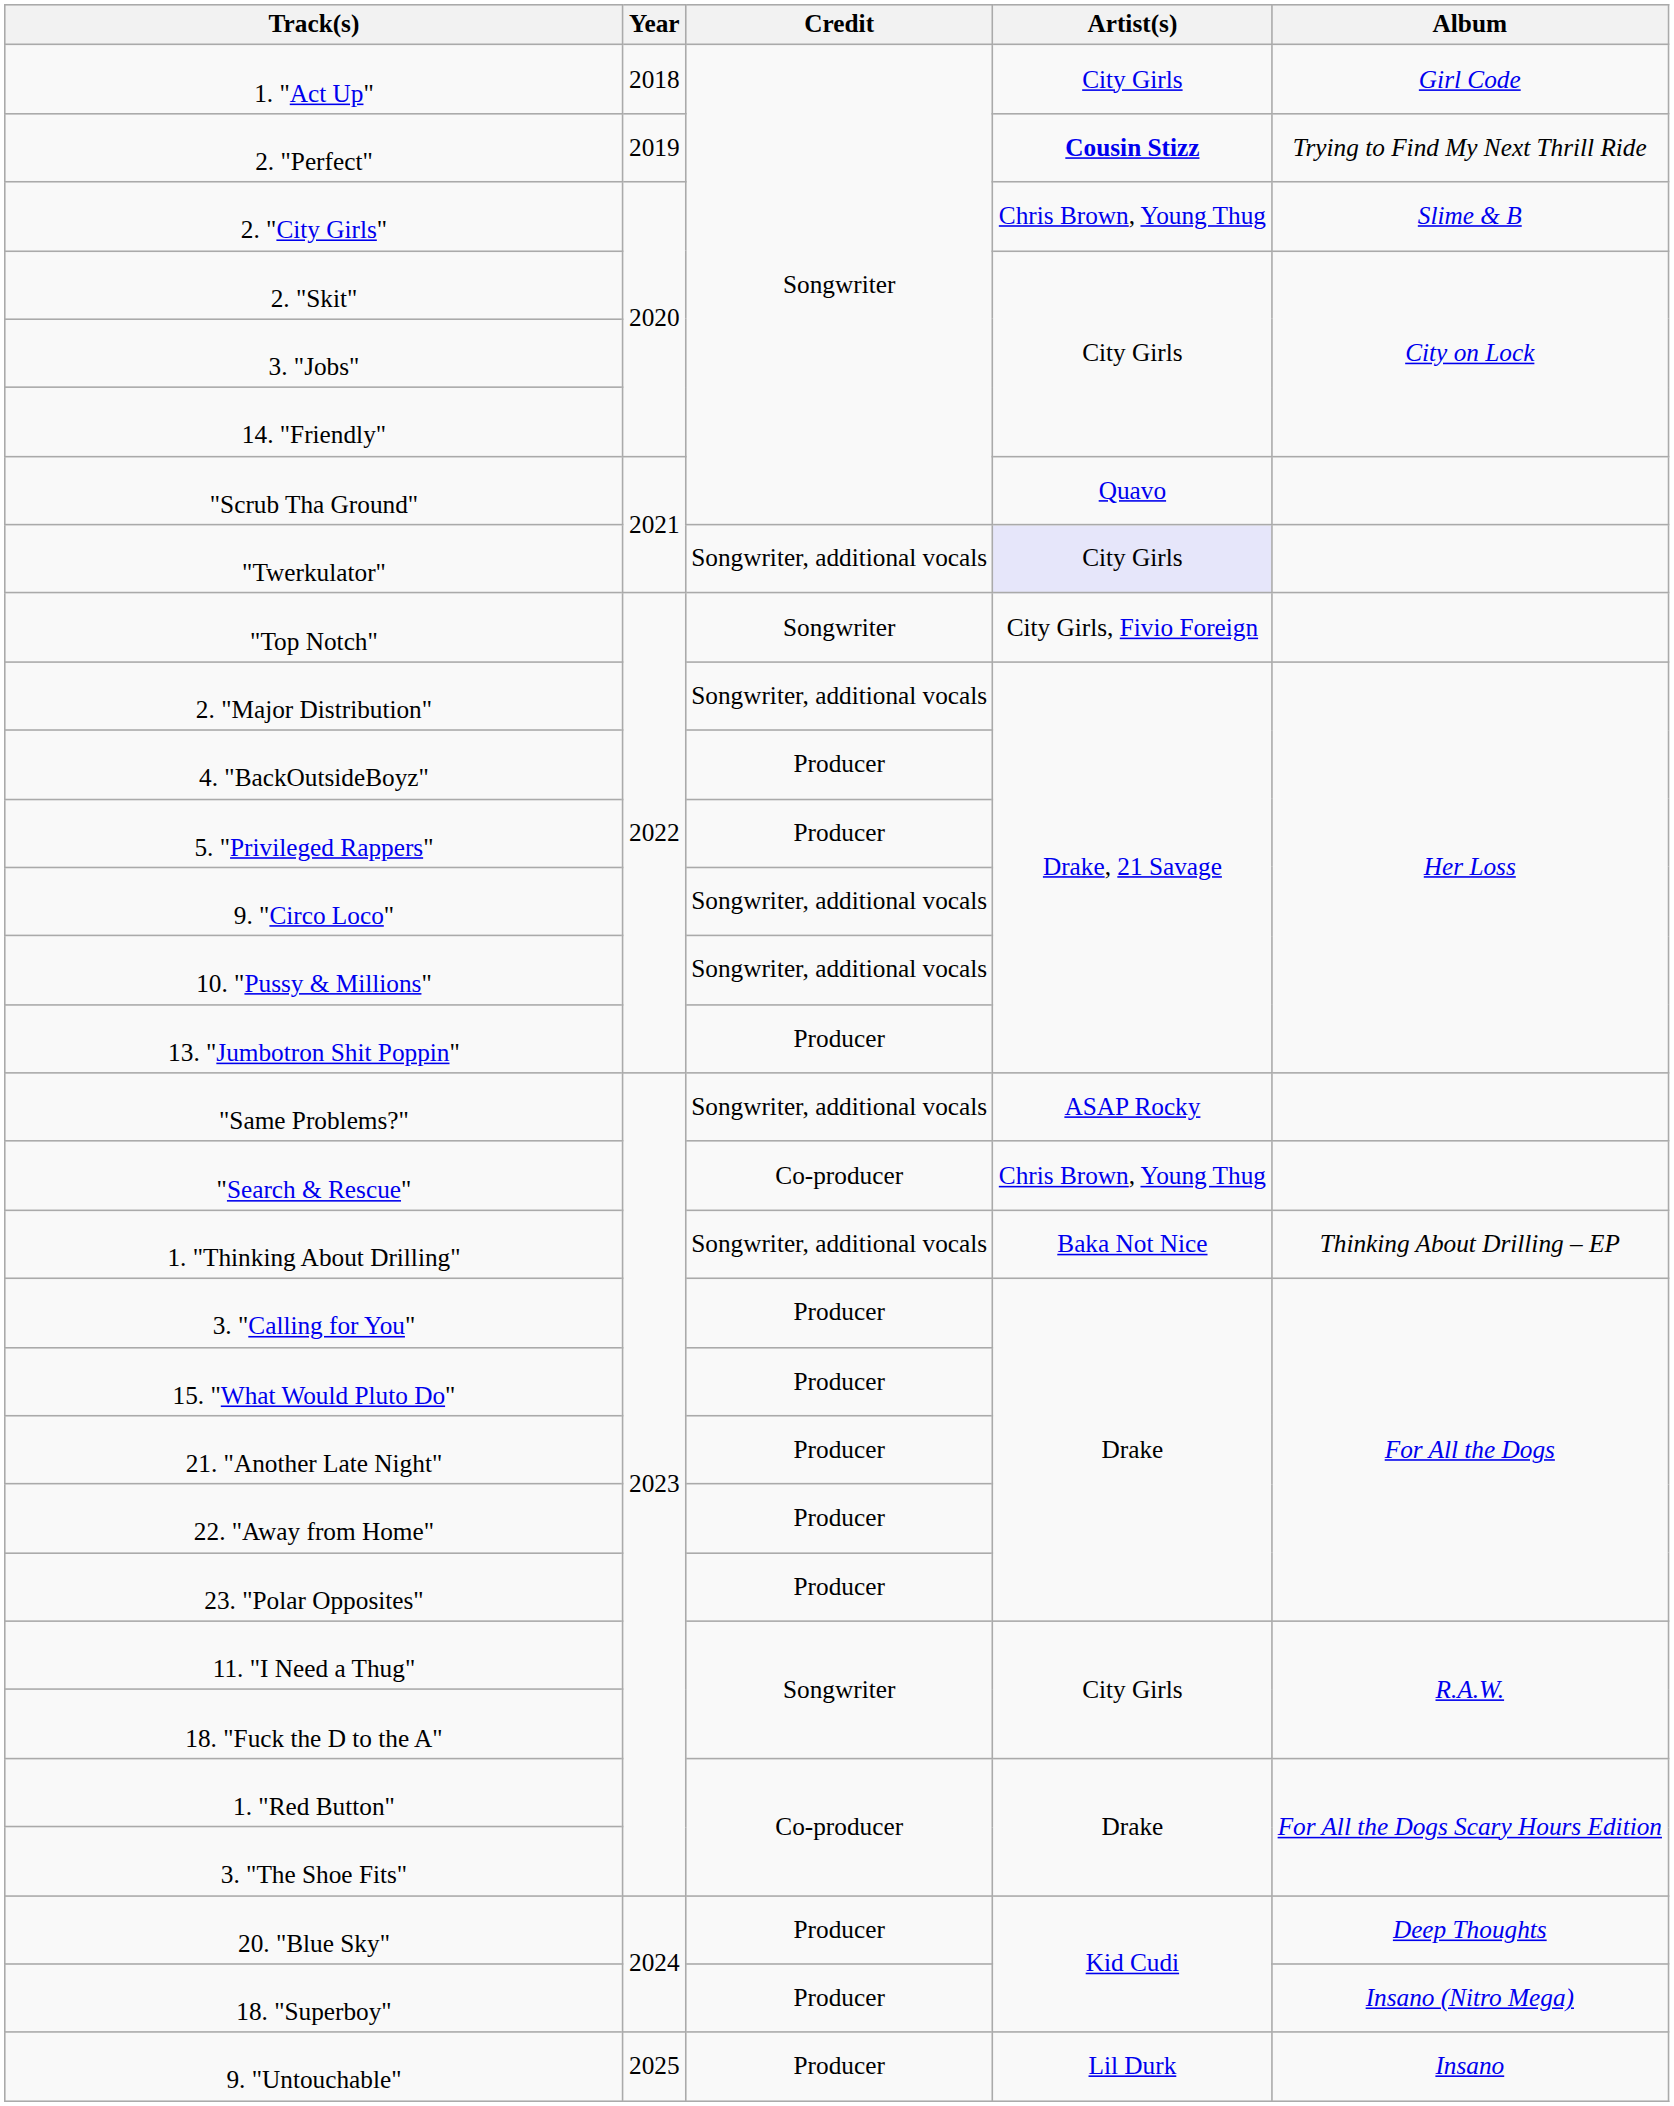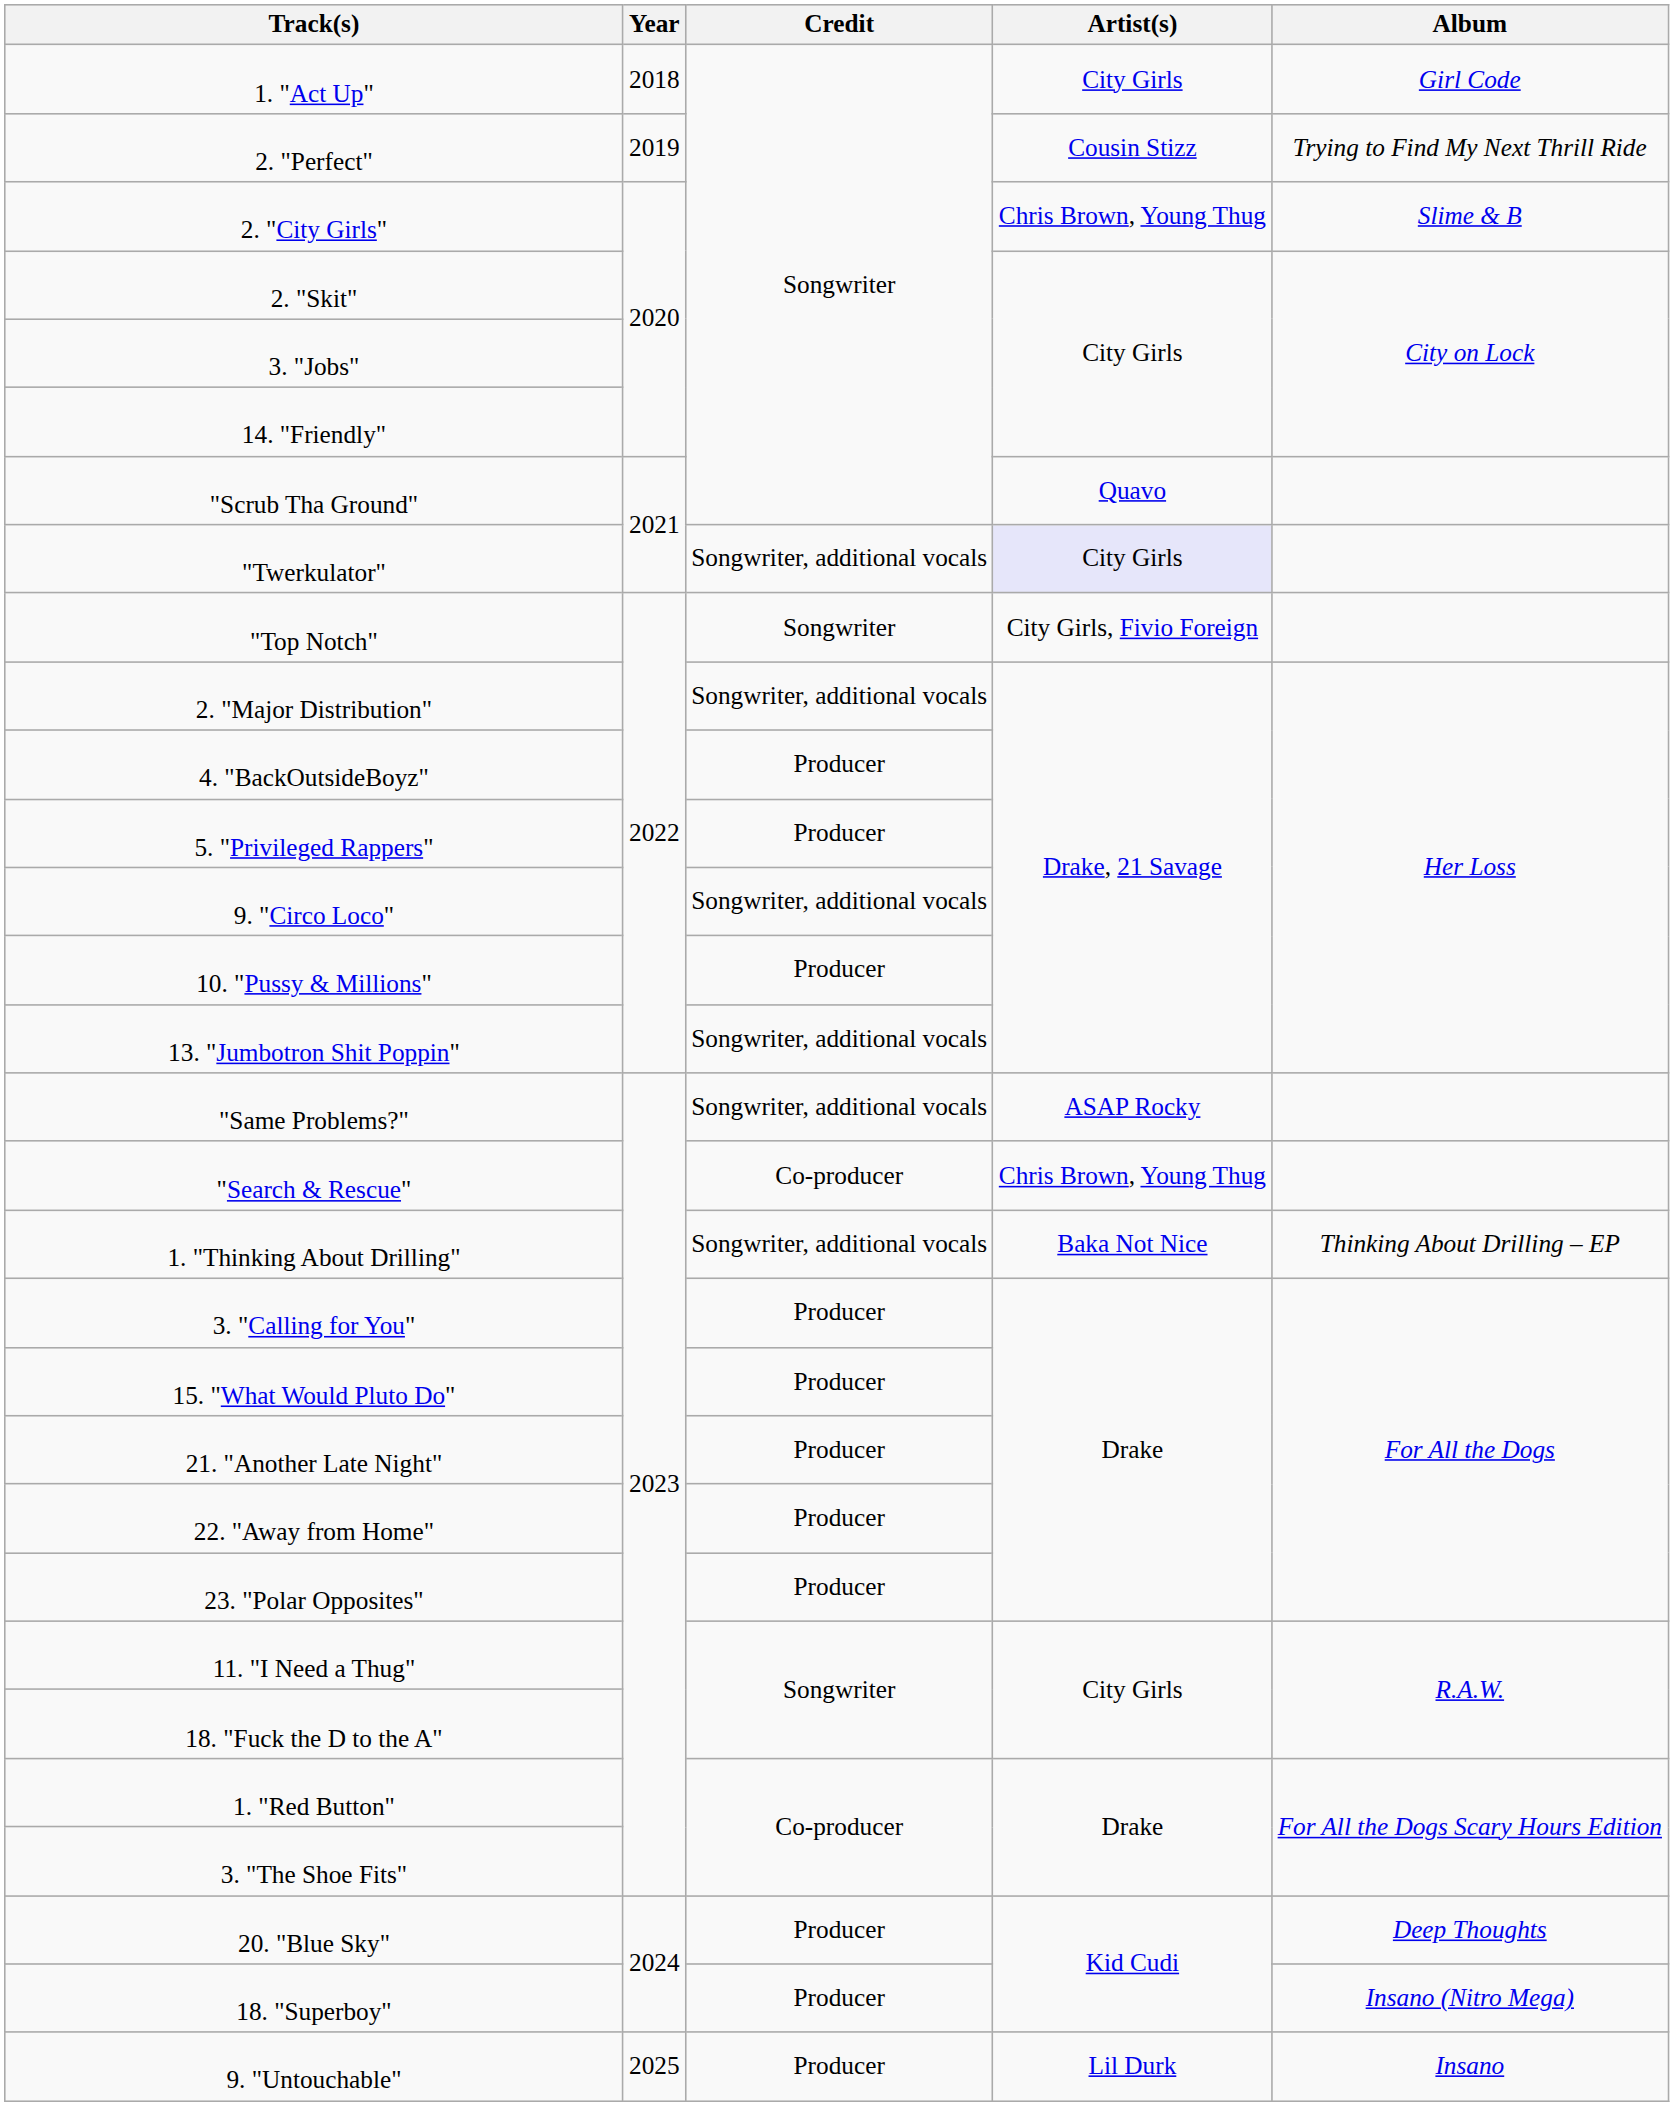(1132, 147) bold -> (1132, 147) normal
(839, 969) Songwriter, additional vocals -> (839, 969) Producer
(839, 1038) Producer -> (839, 1038) Songwriter, additional vocals
